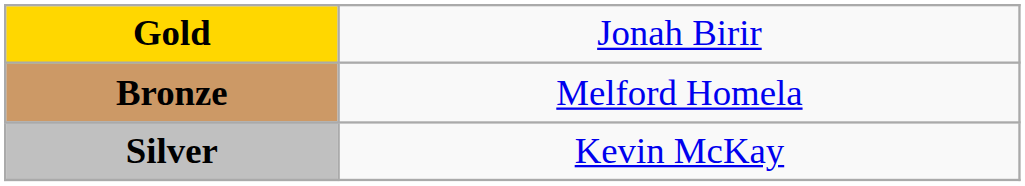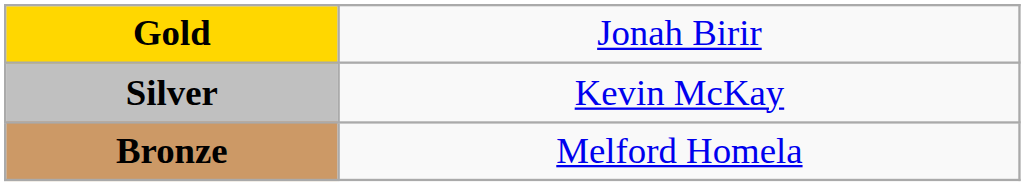rows swapped: (172, 150) <-> (172, 92)
